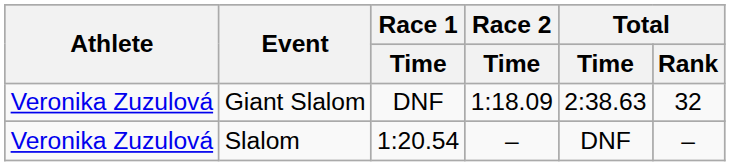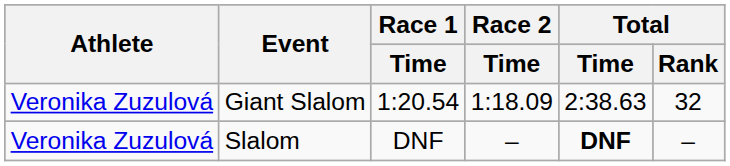(418, 103) DNF -> (418, 103) 1:20.54
(418, 141) 1:20.54 -> (418, 141) DNF
(605, 141) normal -> (605, 141) bold
